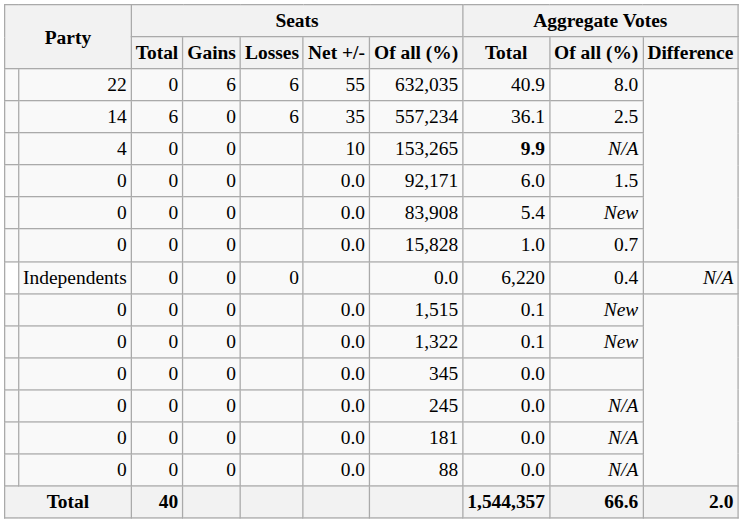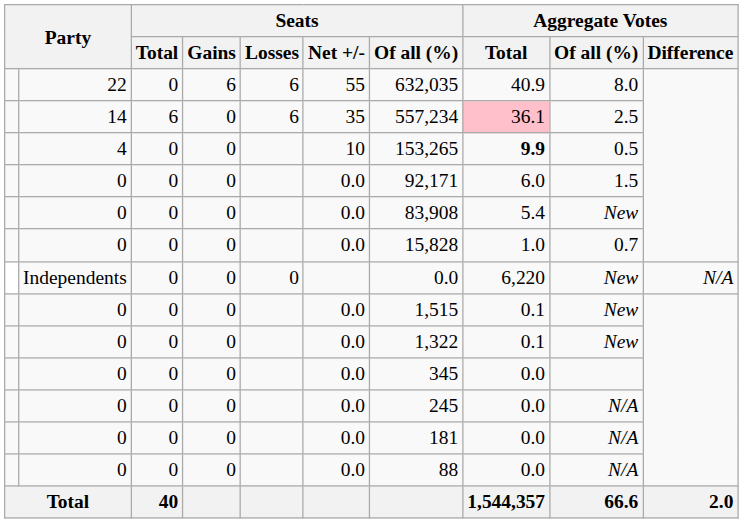(528, 116) no background -> (528, 116) pink background
(623, 149) N/A -> (626, 149) 0.5
(626, 277) 0.4 -> (621, 277) New
